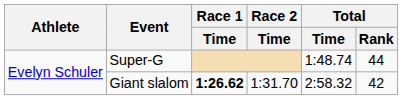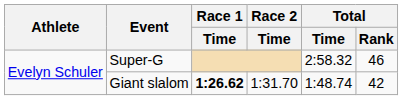(328, 61) 1:48.74 -> (328, 61) 2:58.32
(376, 61) 44 -> (376, 61) 46
(328, 84) 2:58.32 -> (328, 84) 1:48.74
